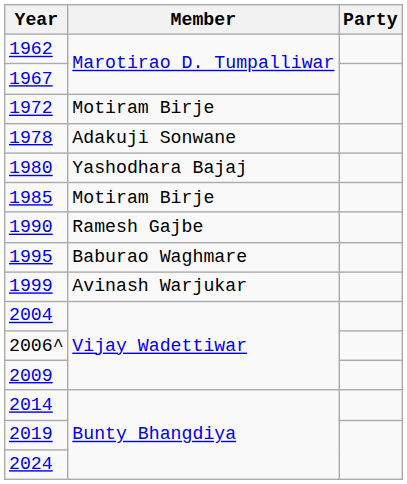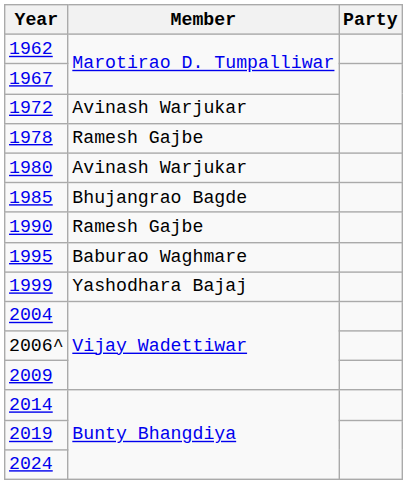(143, 109) Motiram Birje -> (160, 109) Avinash Warjukar
(154, 138) Adakuji Sonwane -> (138, 138) Ramesh Gajbe
(160, 168) Yashodhara Bajaj -> (160, 168) Avinash Warjukar
(143, 198) Motiram Birje -> (160, 198) Bhujangrao Bagde
(160, 286) Avinash Warjukar -> (160, 286) Yashodhara Bajaj
